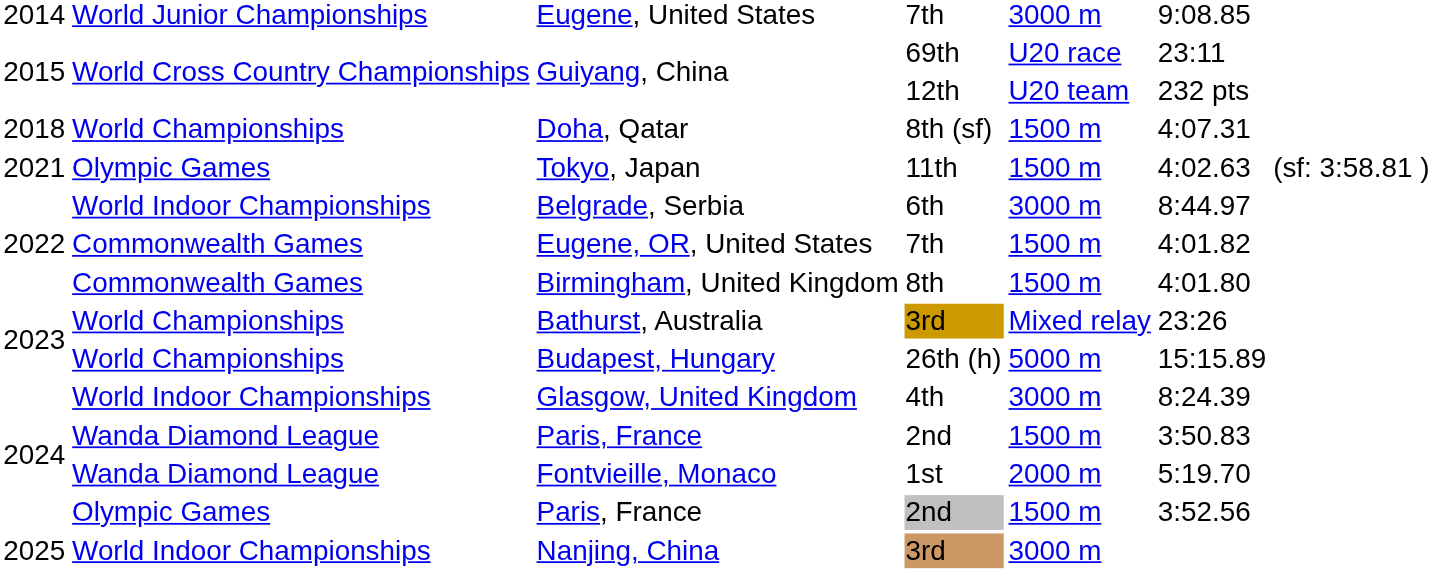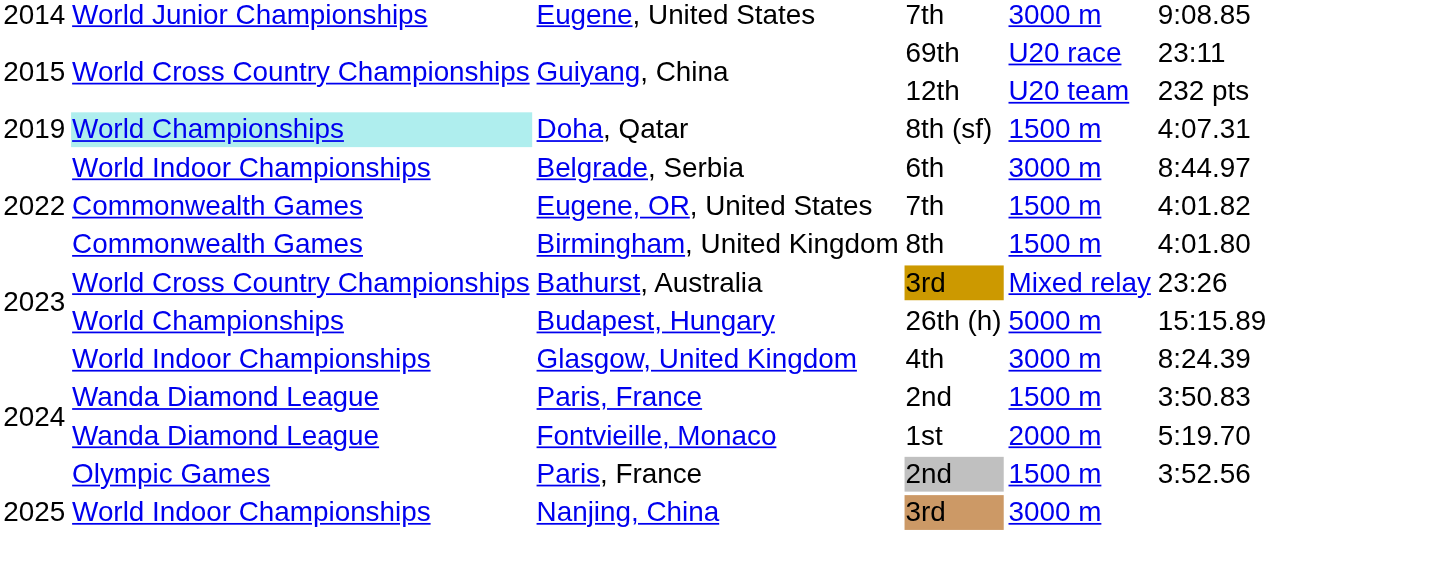(34, 129) 2018 -> (34, 129) 2019
(208, 129) no background -> (208, 129) paleturquoise background
- row: (619, 167)
(208, 320) World Championships -> (301, 282) World Cross Country Championships
